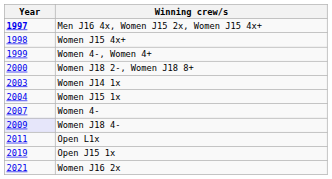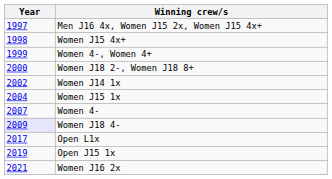(17, 26) bold -> (17, 26) normal
(17, 82) 2003 -> (17, 82) 2002
(17, 139) 2011 -> (17, 139) 2017
